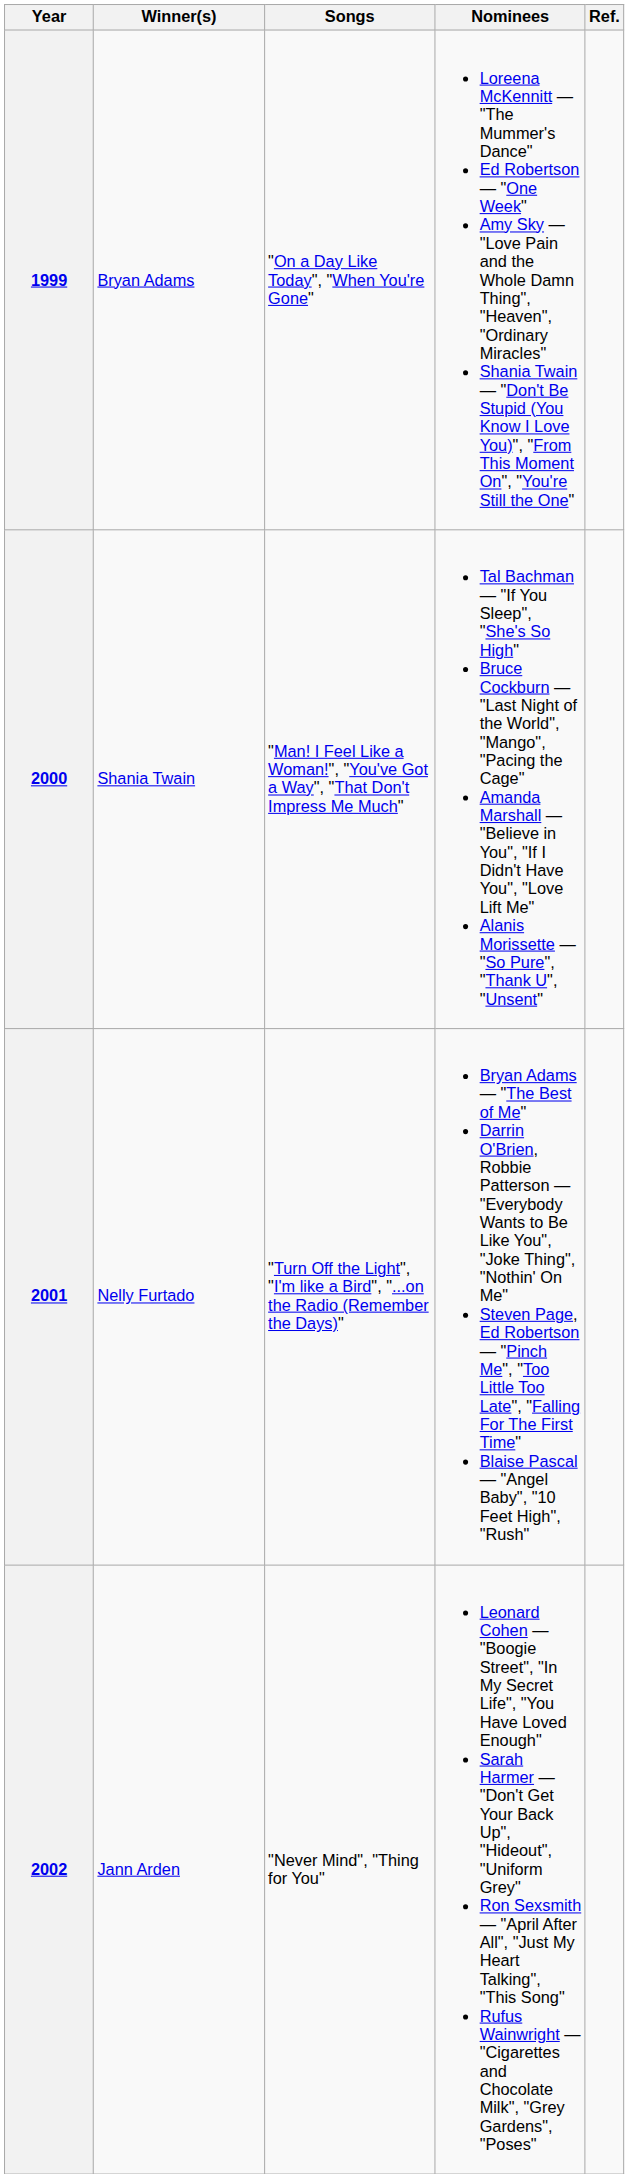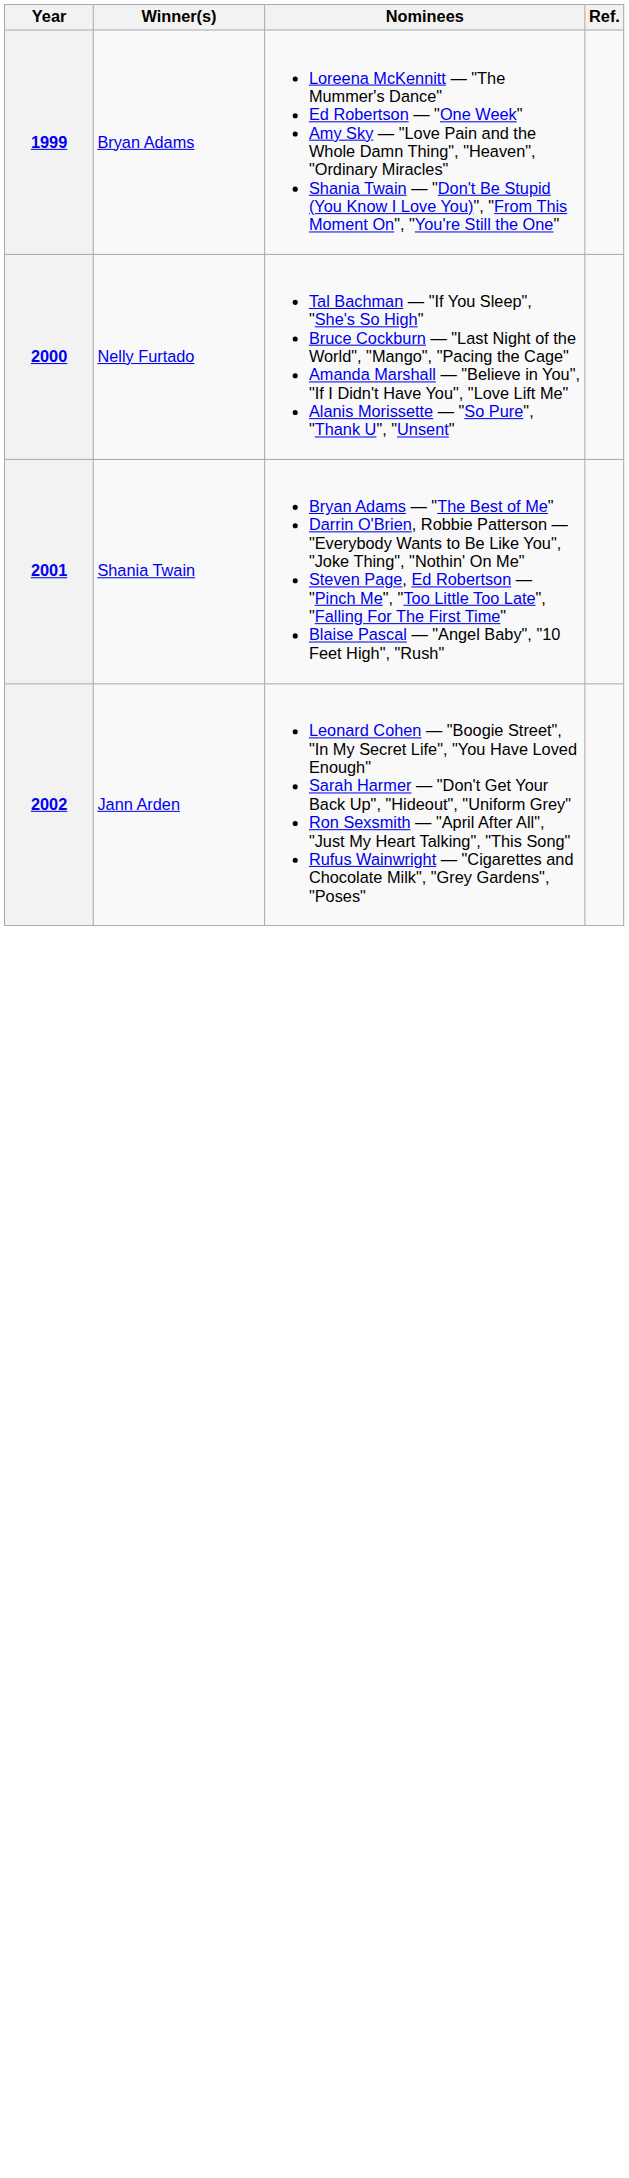- column: (350, 17)
(146, 779) Shania Twain -> (146, 356) Nelly Furtado
(146, 1296) Nelly Furtado -> (146, 571) Shania Twain
